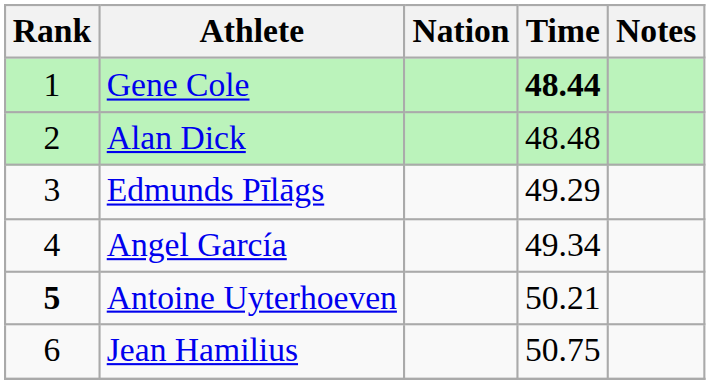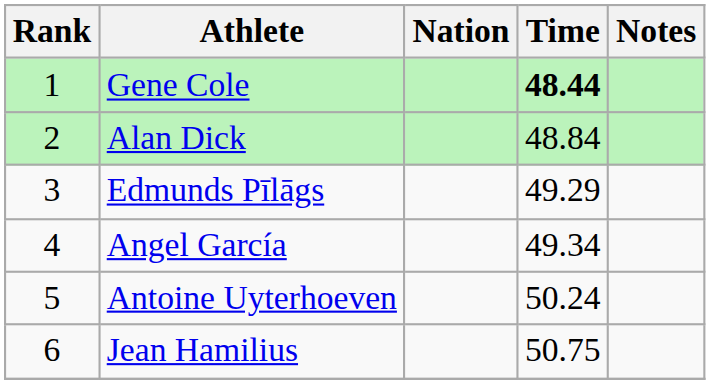(563, 137) 48.48 -> (563, 137) 48.84
(52, 297) bold -> (52, 297) normal
(563, 297) 50.21 -> (563, 297) 50.24
